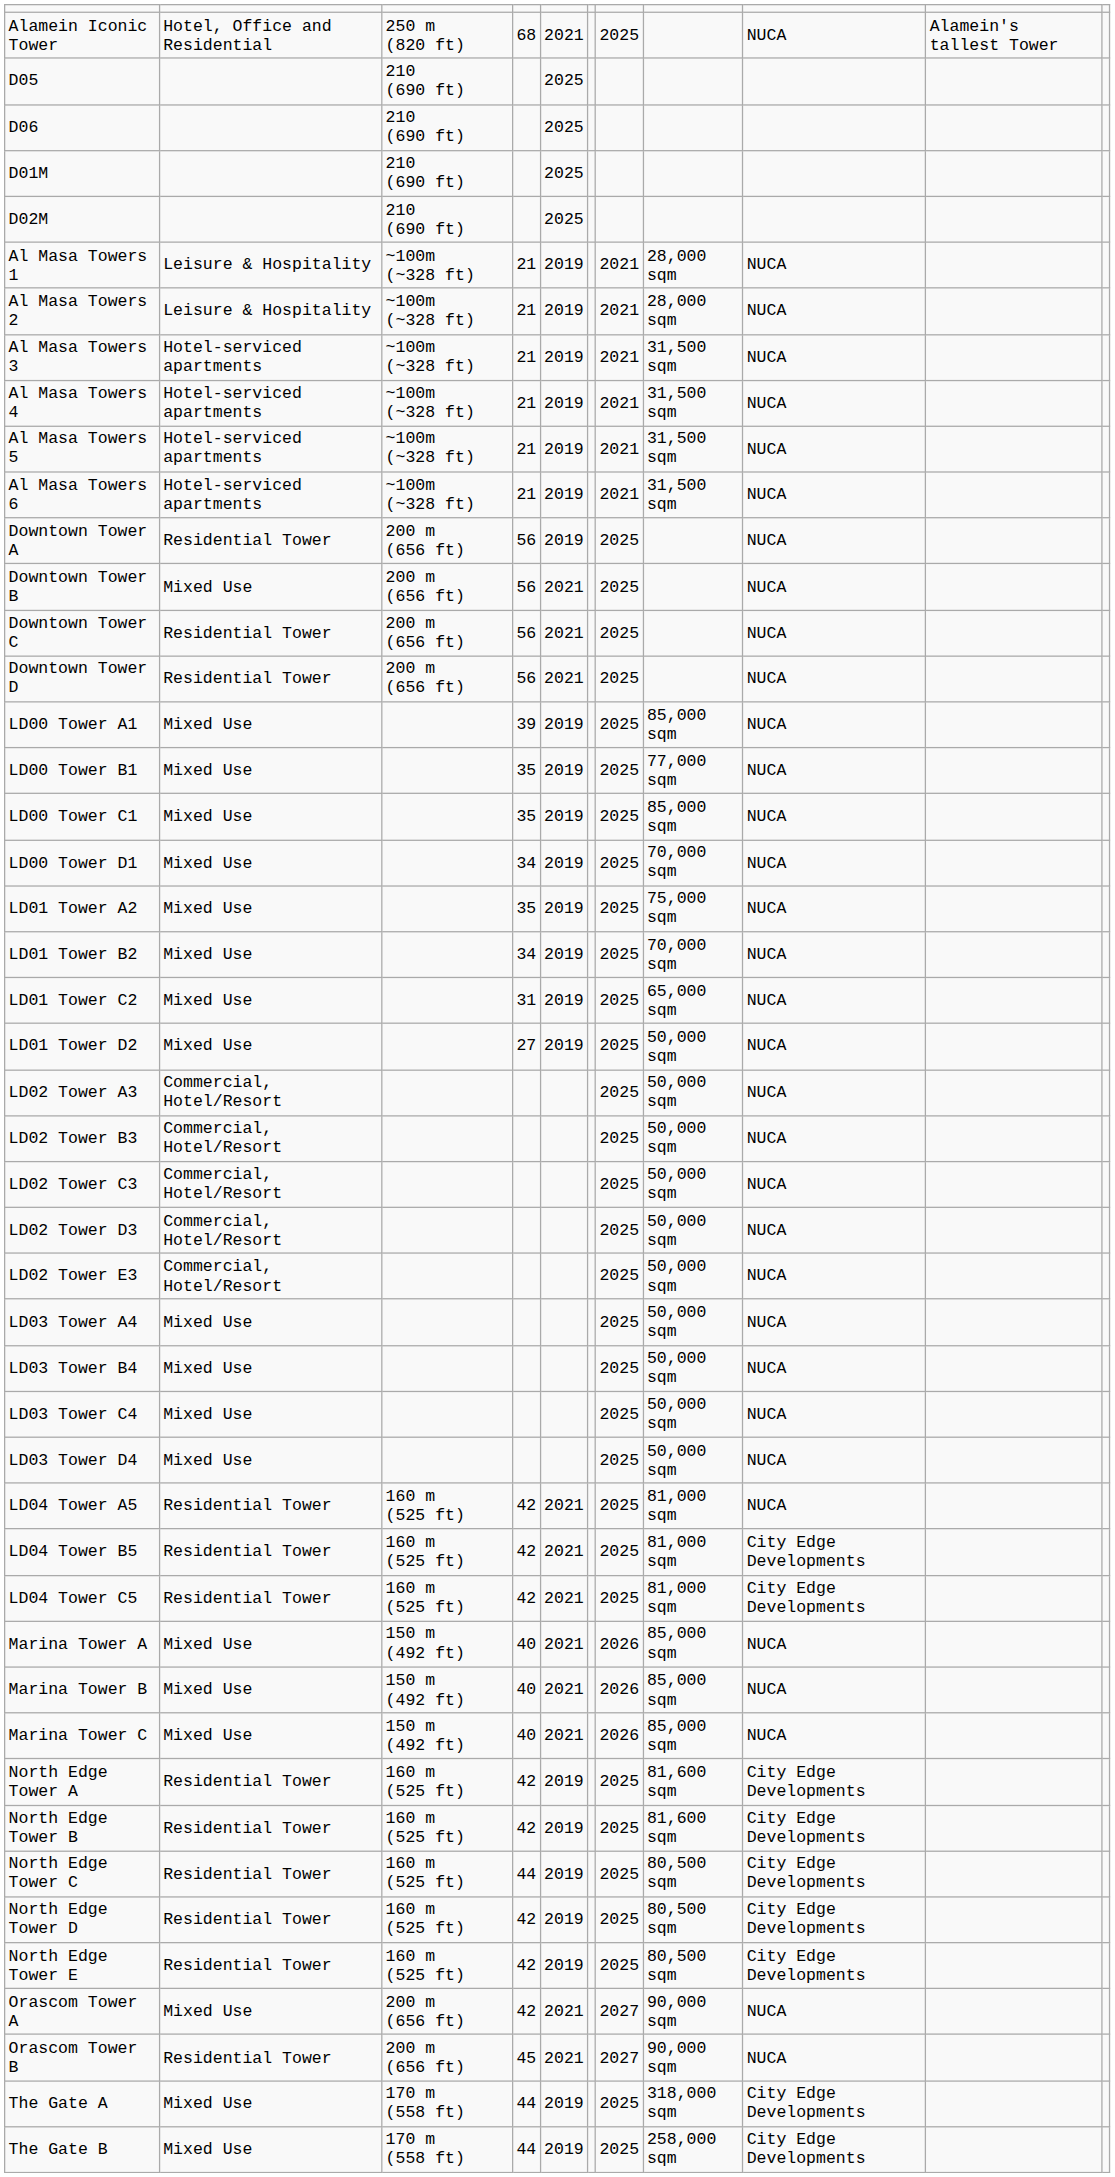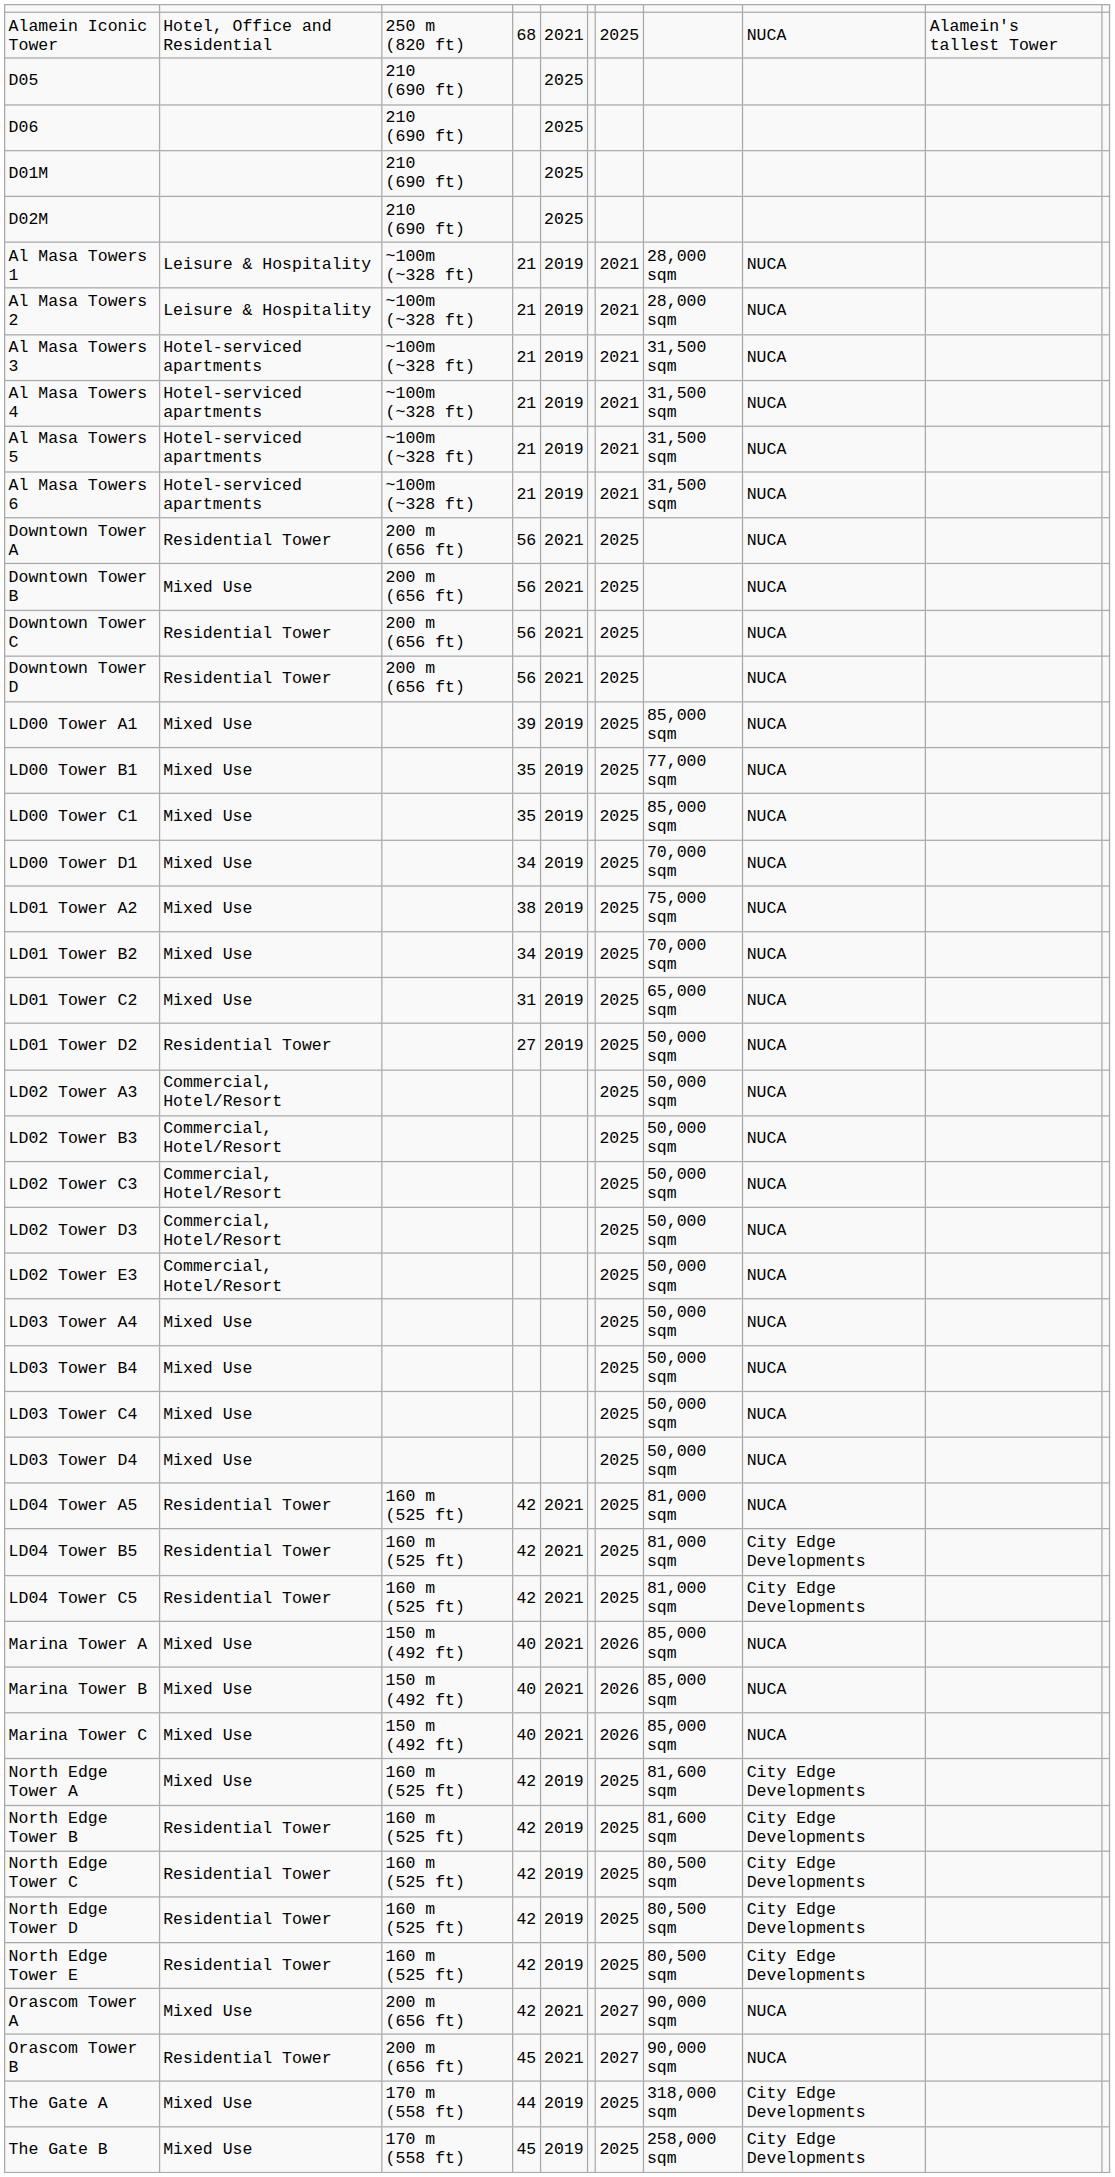(564, 541) 2019 -> (564, 541) 2021
(526, 909) 35 -> (526, 909) 38
(208, 1047) Mixed Use -> (247, 1047) Residential Tower
(247, 1782) Residential Tower -> (208, 1782) Mixed Use
(526, 1874) 44 -> (526, 1874) 42
(526, 2150) 44 -> (526, 2150) 45
